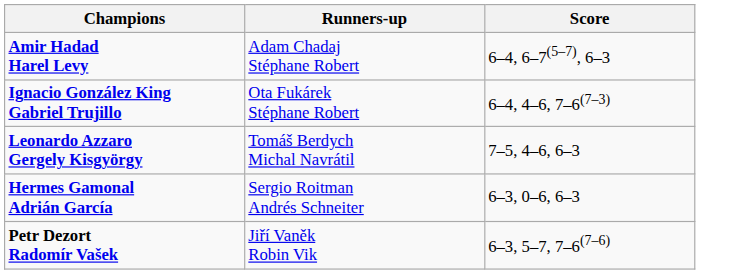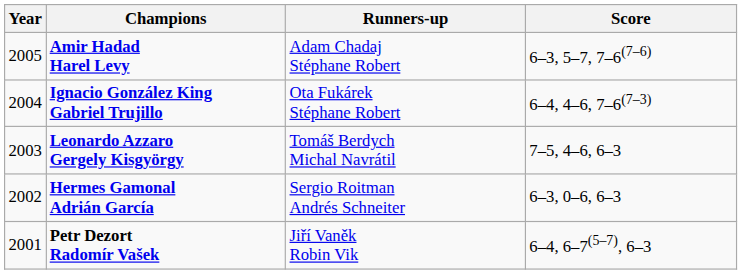+ column: (25, 18)
(549, 56) 6–4, 6–7(5–7), 6–3 -> (590, 56) 6–3, 5–7, 7–6(7–6)
(549, 245) 6–3, 5–7, 7–6(7–6) -> (590, 245) 6–4, 6–7(5–7), 6–3
